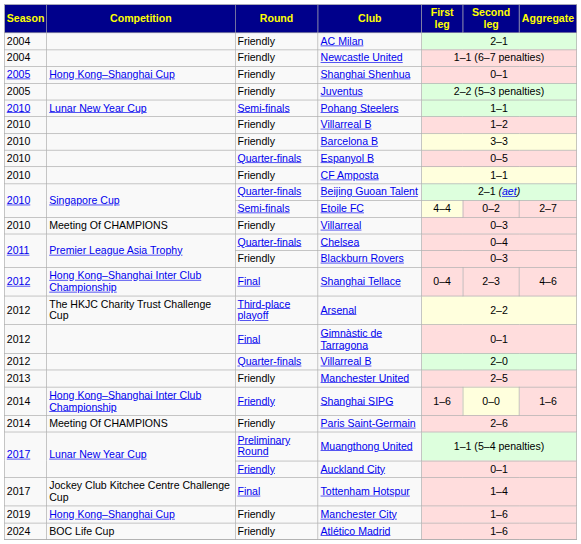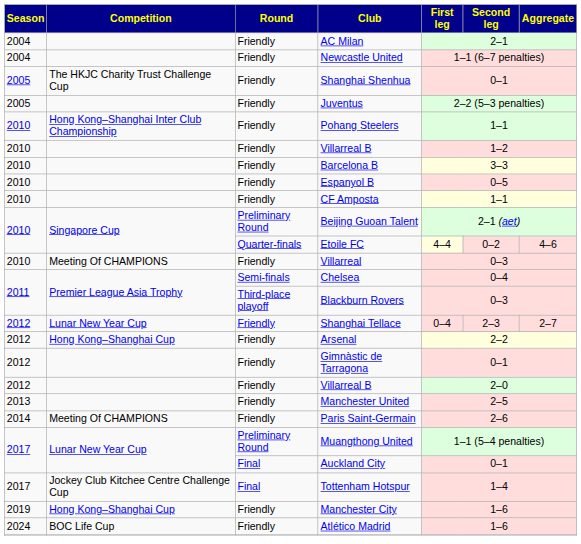(112, 74) Hong Kong–Shanghai Cup -> (130, 80) The HKJC Charity Trust Challenge Cup
(98, 108) Lunar New Year Cup -> (125, 126) Hong Kong–Shanghai Inter Club Championship
(264, 108) Semi-finals -> (256, 126) Friendly
(269, 158) Quarter-finals -> (256, 182) Friendly
(269, 192) Quarter-finals -> (264, 221) Preliminary Round
(264, 208) Semi-finals -> (269, 244) Quarter-finals
(548, 208) 2–7 -> (548, 244) 4–6
(269, 242) Quarter-finals -> (264, 278) Semi-finals
(256, 259) Friendly -> (264, 300) Third-place playoff
(125, 281) Hong Kong–Shanghai Inter Club Championship -> (98, 323) Lunar New Year Cup
(249, 281) Final -> (256, 323) Friendly
(548, 281) 4–6 -> (548, 323) 2–7
(130, 310) The HKJC Charity Trust Challenge Cup -> (112, 340) Hong Kong–Shanghai Cup
(264, 310) Third-place playoff -> (256, 340) Friendly
(249, 339) Final -> (256, 362) Friendly
(269, 361) Quarter-finals -> (256, 385) Friendly
- row: (19, 401)
(256, 469) Friendly -> (249, 464) Final
